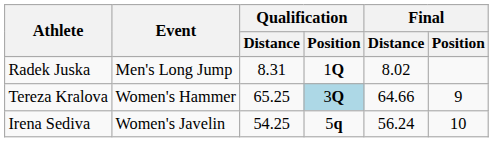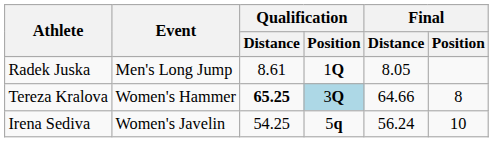(272, 70) 8.31 -> (272, 70) 8.61
(396, 70) 8.02 -> (396, 70) 8.05
(272, 97) normal -> (272, 97) bold
(458, 97) 9 -> (458, 97) 8
